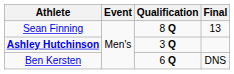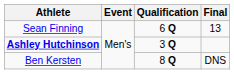(168, 29) 8 Q -> (168, 29) 6 Q
(168, 61) 6 Q -> (168, 61) 8 Q
